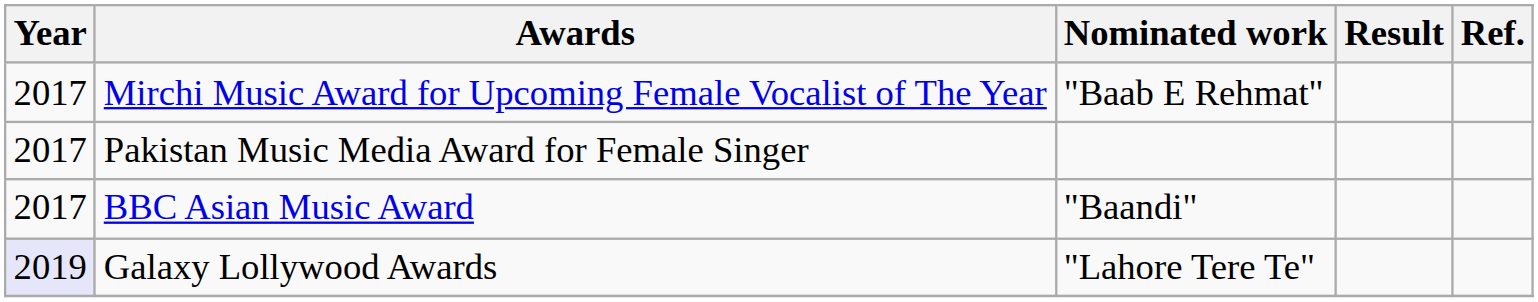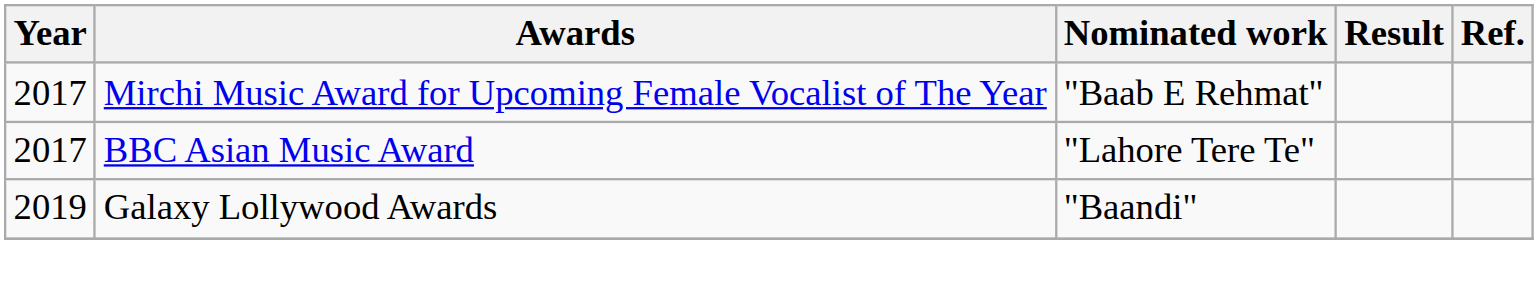- row: (456, 149)
(1131, 207) "Baandi" -> (1189, 149) "Lahore Tere Te"
(50, 265) lavender background -> (50, 207) no background
(1189, 265) "Lahore Tere Te" -> (1131, 207) "Baandi"
